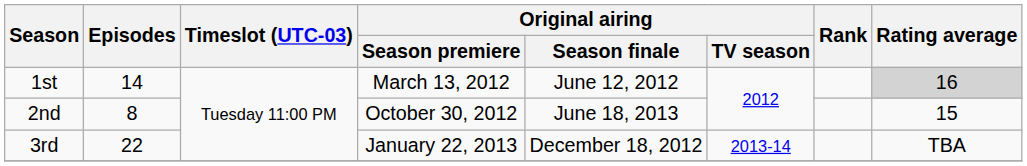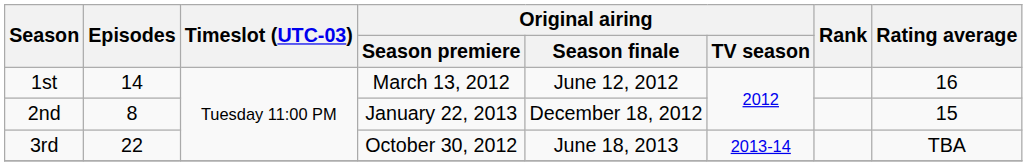(947, 82) lightgrey background -> (947, 82) no background
(441, 113) October 30, 2012 -> (441, 113) January 22, 2013
(616, 113) June 18, 2013 -> (616, 113) December 18, 2012
(441, 144) January 22, 2013 -> (441, 144) October 30, 2012
(616, 144) December 18, 2012 -> (616, 144) June 18, 2013
